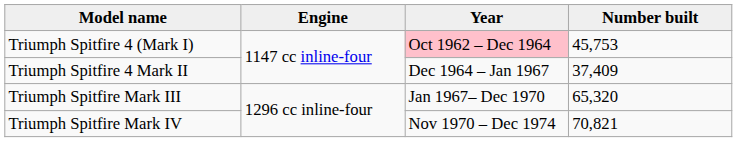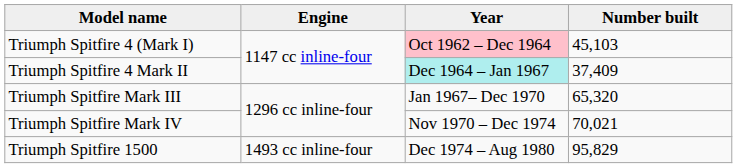(595, 44) 45,753 -> (595, 44) 45,103
(479, 70) no background -> (479, 70) paleturquoise background
(595, 123) 70,821 -> (595, 123) 70,021
+ row: (83, 149)
